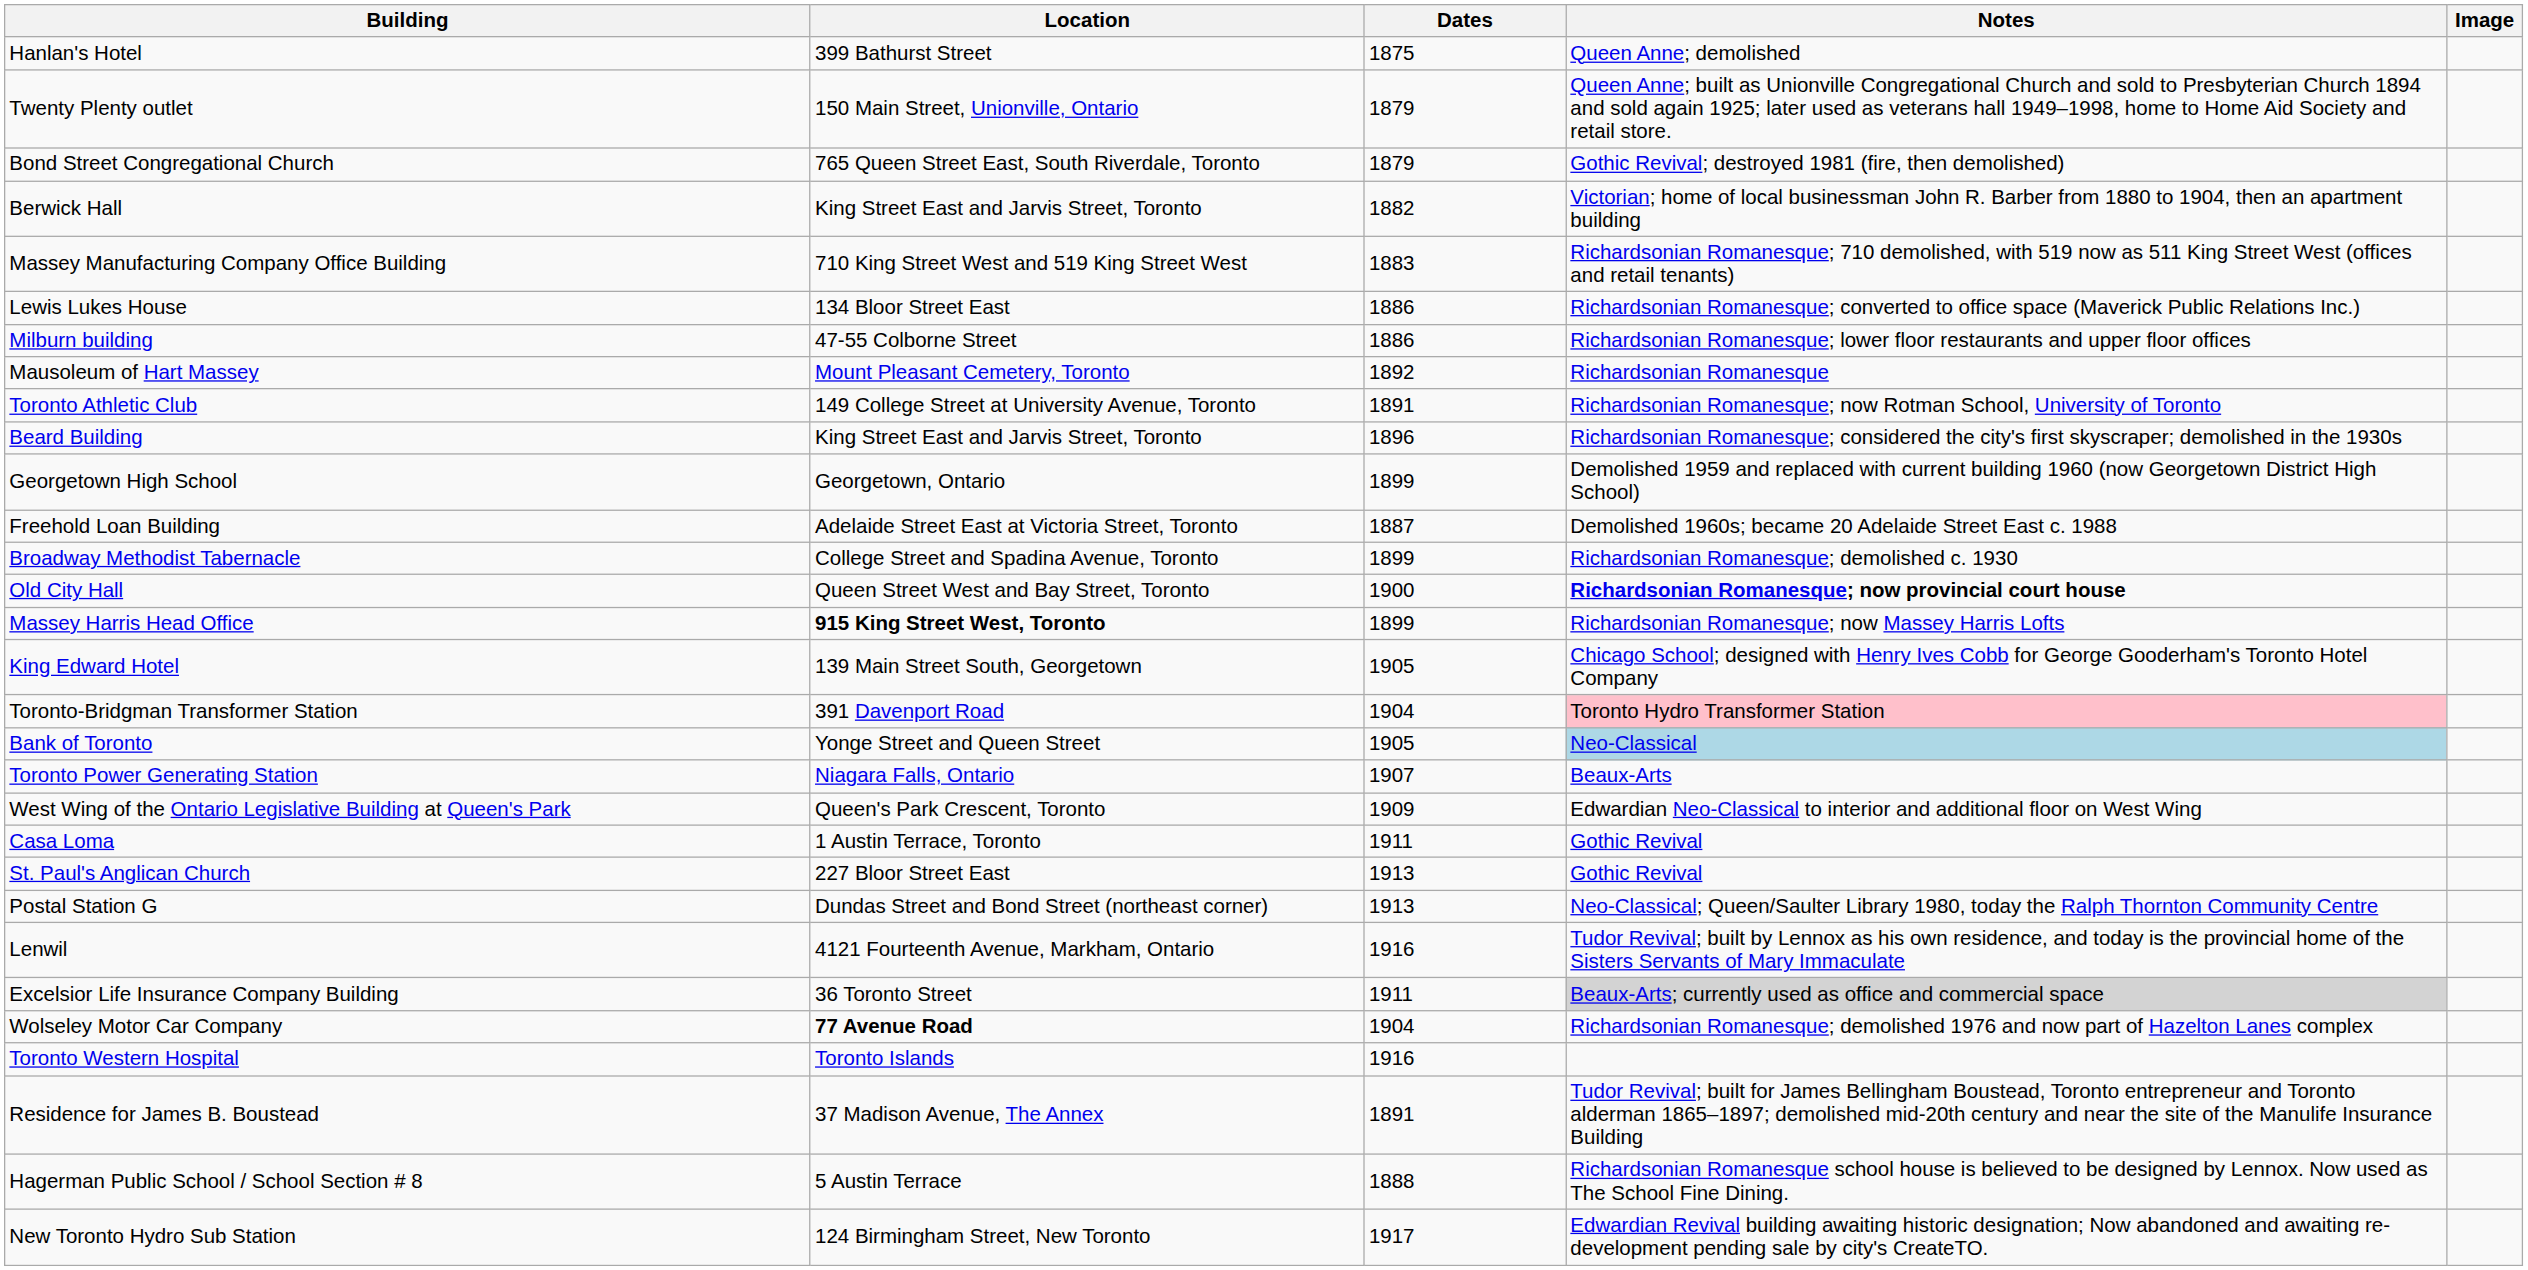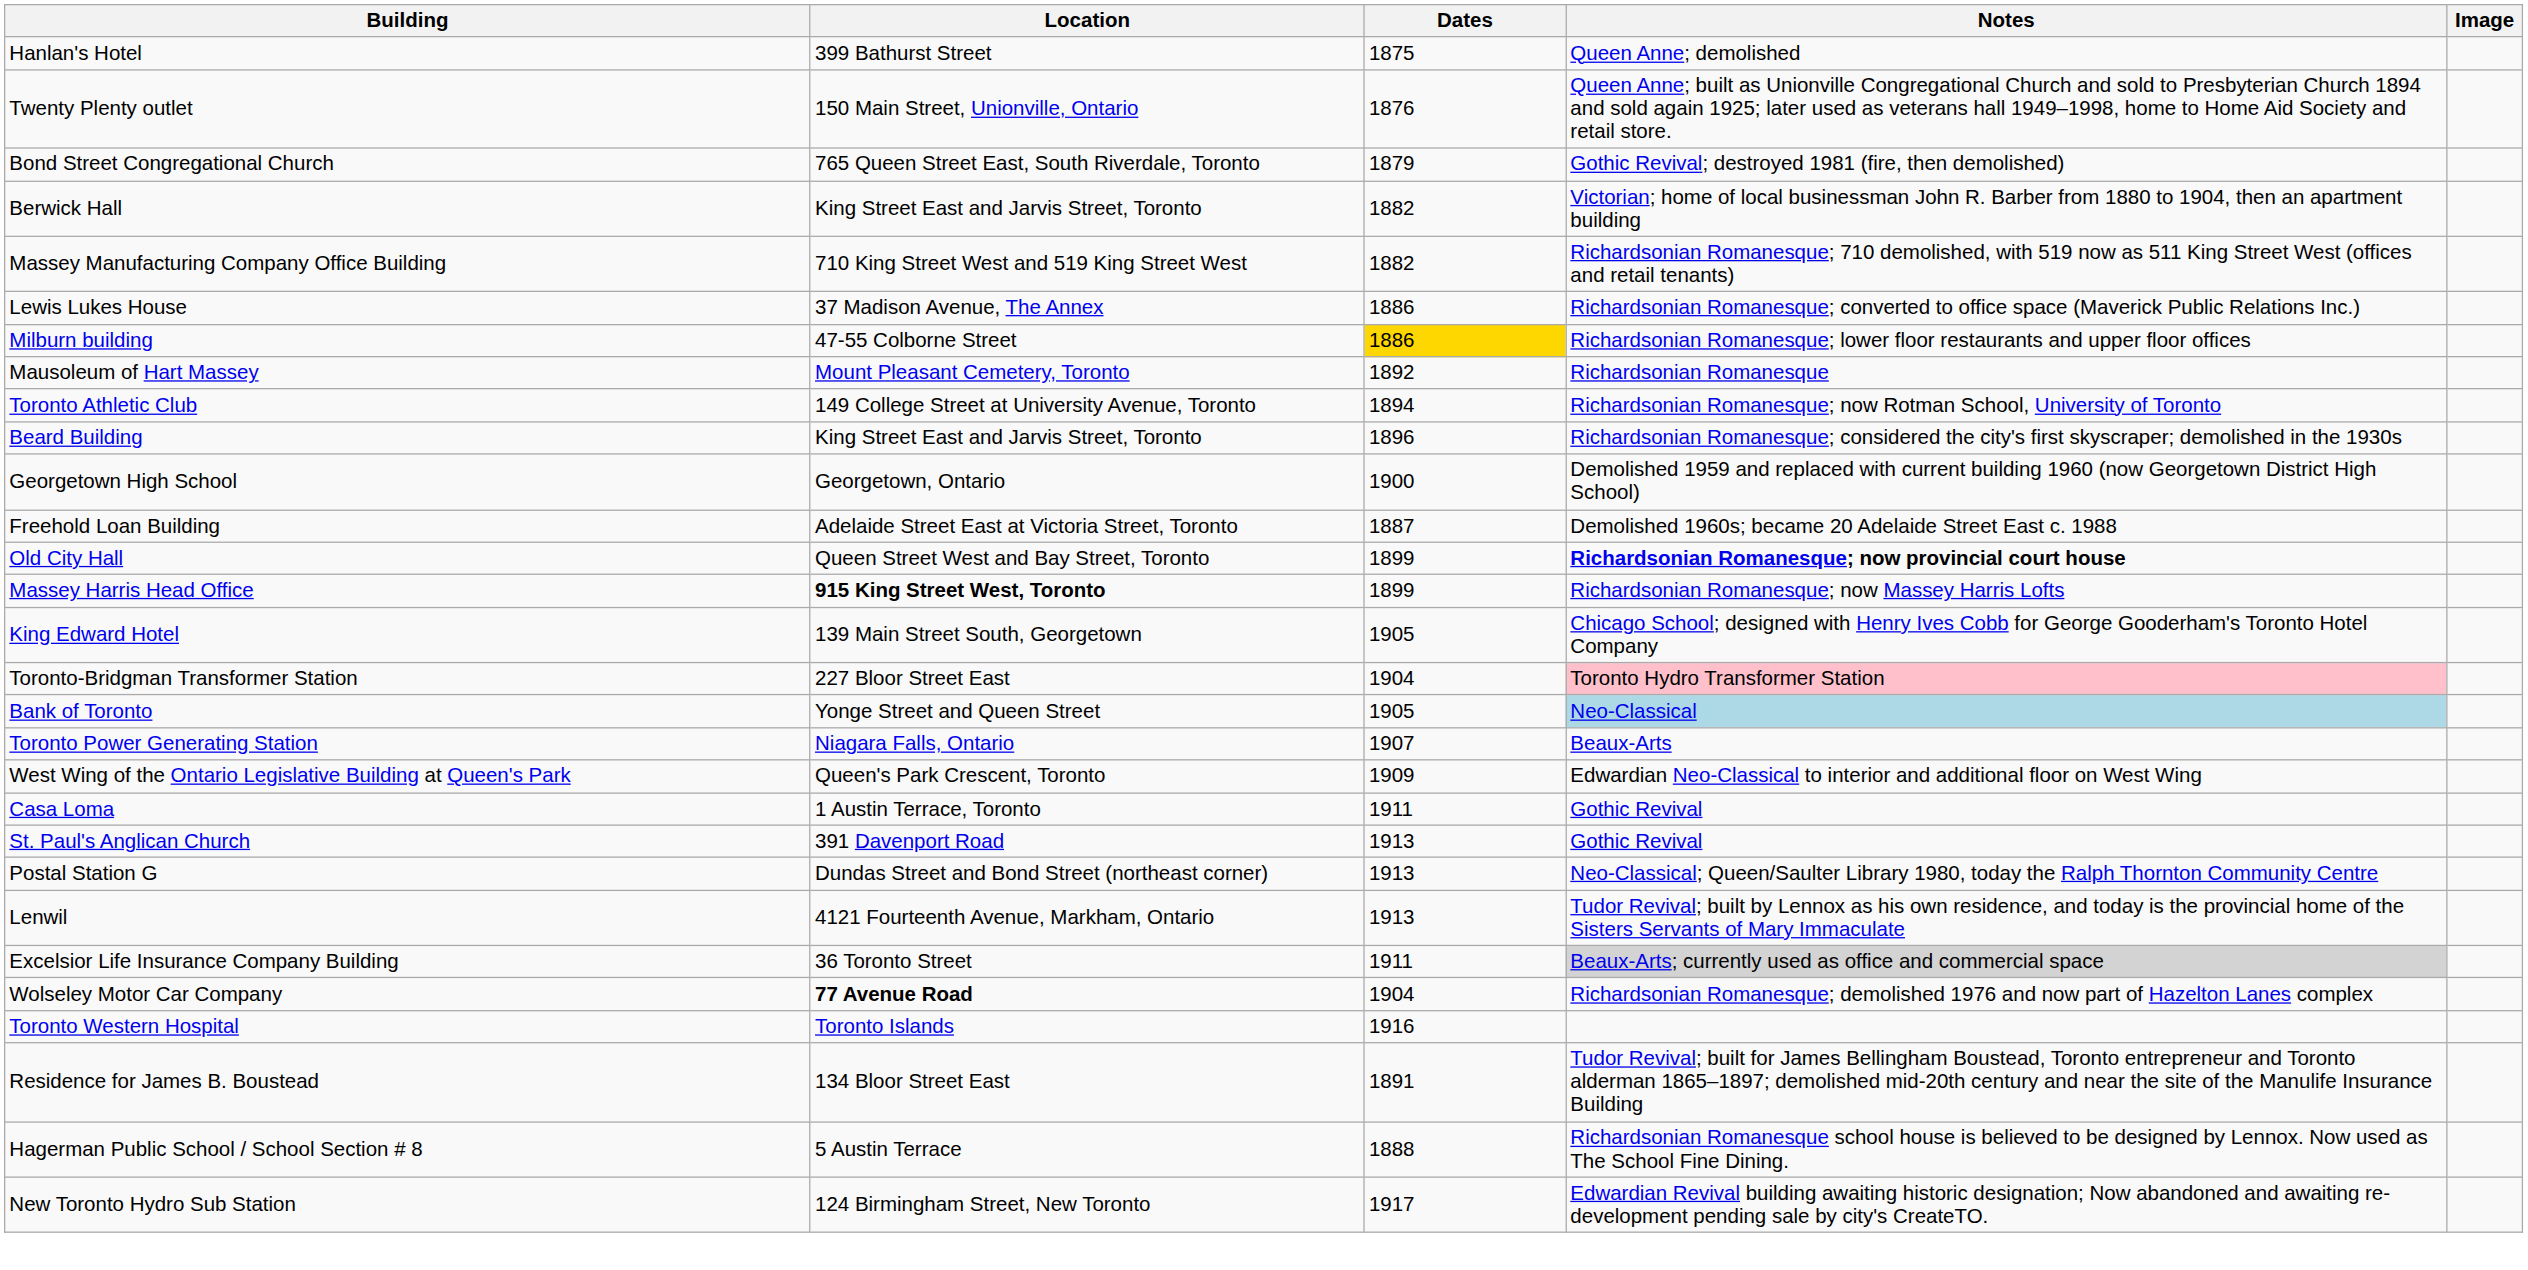(1392, 108) 1879 -> (1392, 108) 1876
(1392, 263) 1883 -> (1392, 263) 1882
(912, 307) 134 Bloor Street East -> (959, 307) 37 Madison Avenue, The Annex
(1392, 340) no background -> (1392, 340) gold background
(1392, 405) 1891 -> (1392, 405) 1894
(1392, 481) 1899 -> (1392, 481) 1900
- row: (155, 558)
(1392, 590) 1900 -> (1392, 558) 1899
(910, 711) 391 Davenport Road -> (912, 678) 227 Bloor Street East
(912, 873) 227 Bloor Street East -> (910, 841) 391 Davenport Road
(1392, 950) 1916 -> (1392, 917) 1913
(959, 1114) 37 Madison Avenue, The Annex -> (912, 1082) 134 Bloor Street East
